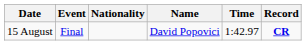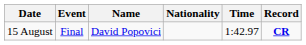columns swapped: (185, 13) <-> (118, 13)
